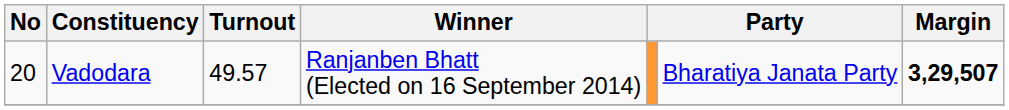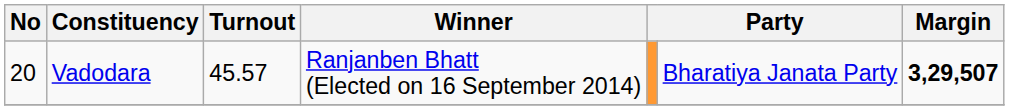(238, 72) 49.57 -> (238, 72) 45.57
